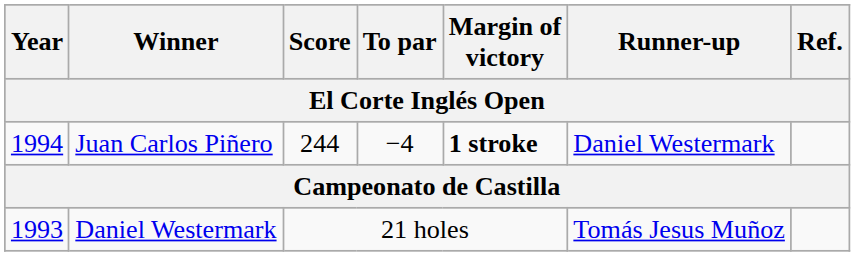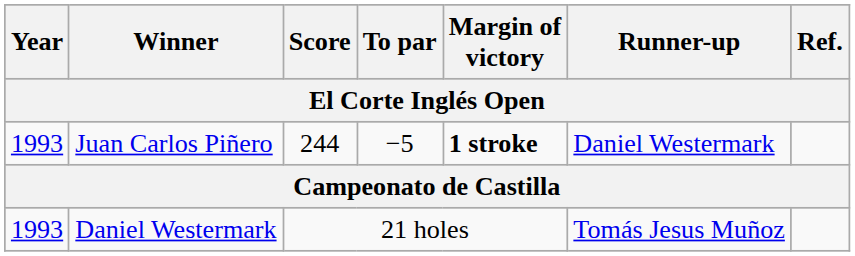(37, 143) 1994 -> (37, 143) 1993
(400, 143) −4 -> (400, 143) −5
